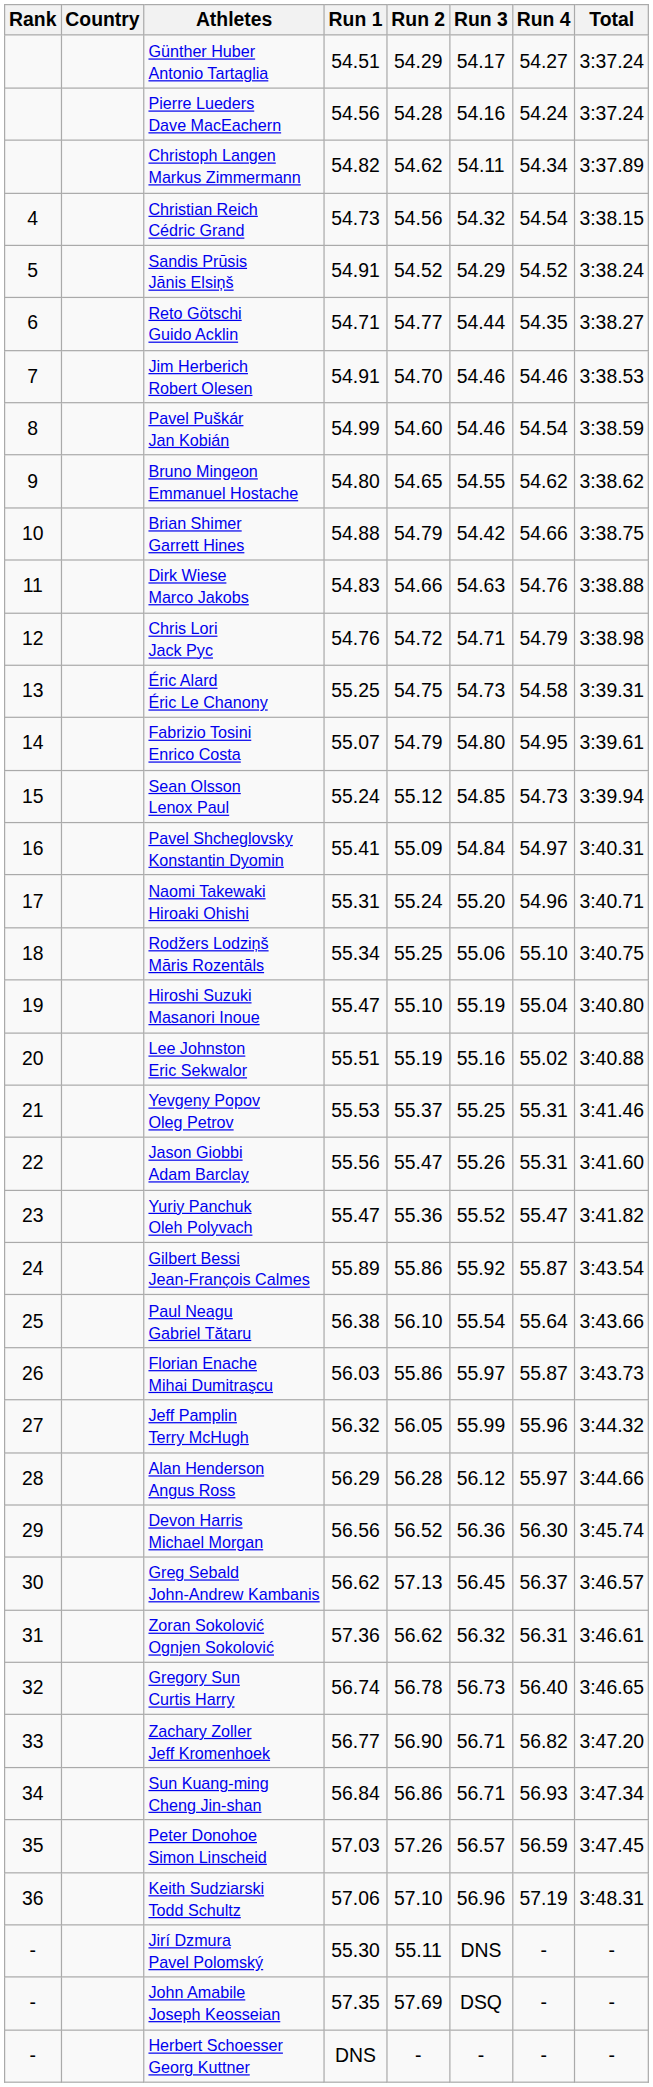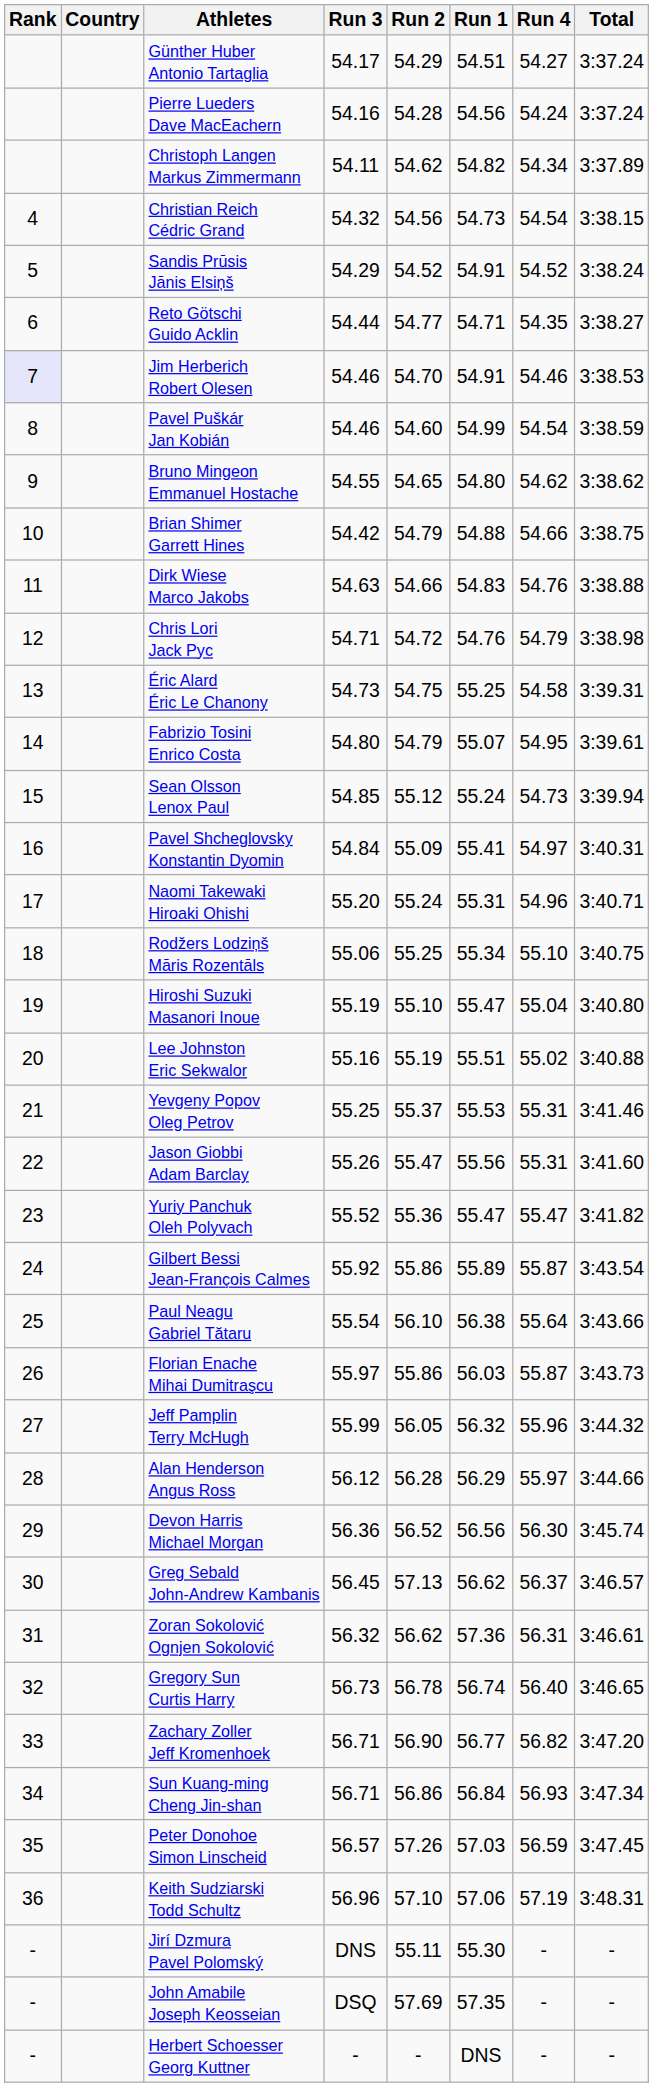columns swapped: (356, 19) <-> (481, 19)
(33, 376) no background -> (33, 376) lavender background
